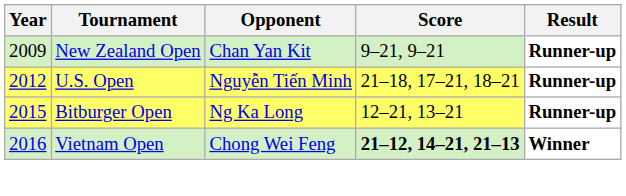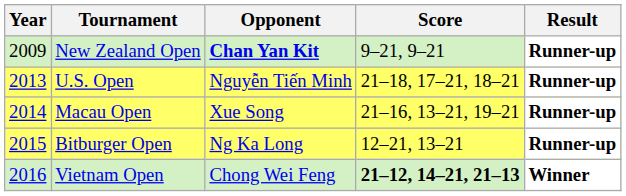(260, 51) normal -> (264, 51) bold
(28, 82) 2012 -> (28, 82) 2013
+ row: (103, 112)
